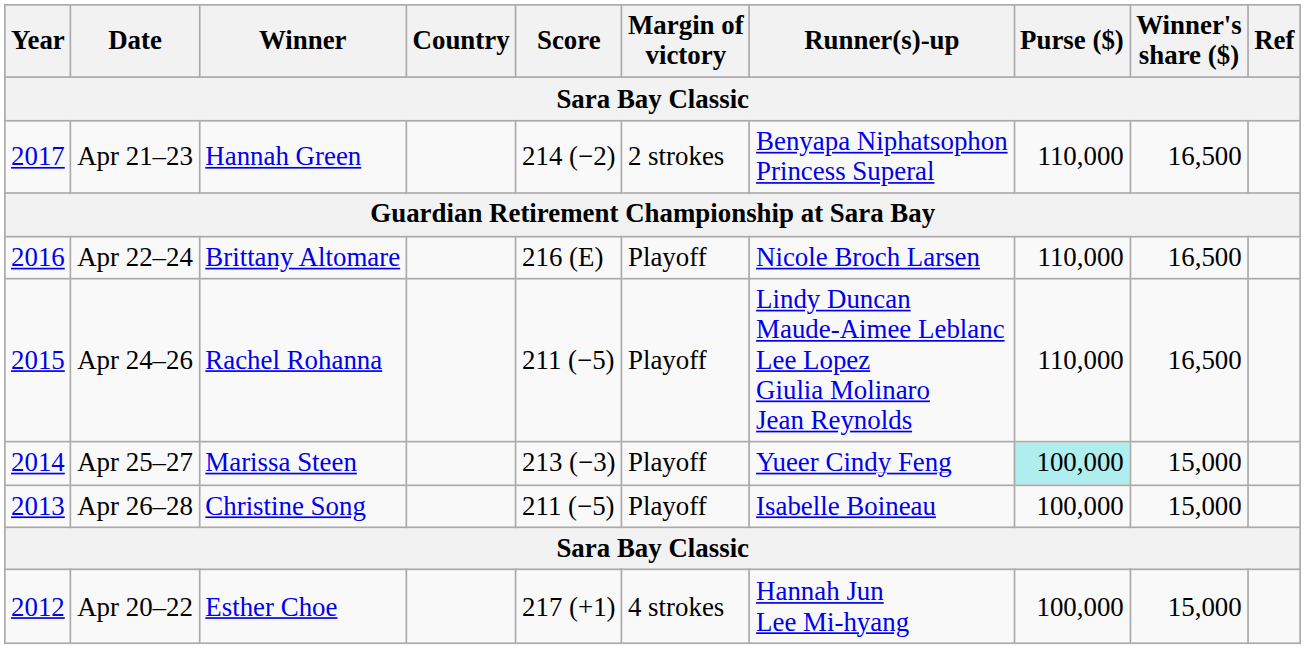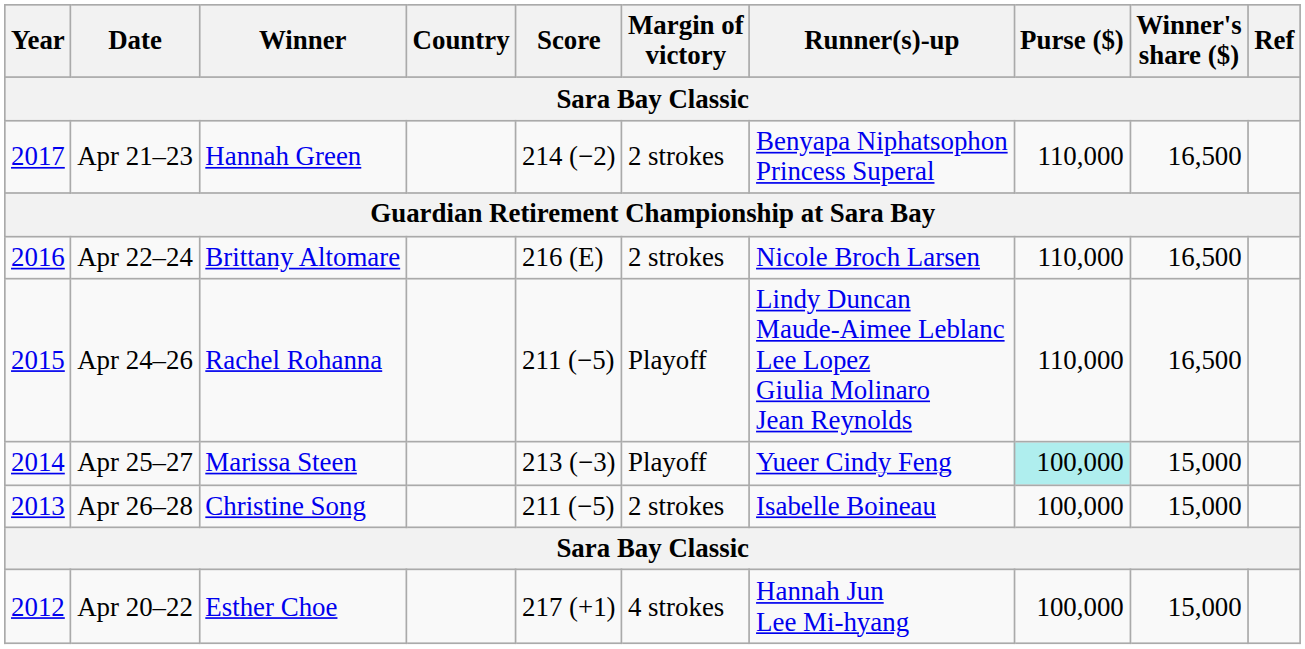(667, 256) Playoff -> (676, 256) 2 strokes
(667, 505) Playoff -> (676, 505) 2 strokes
